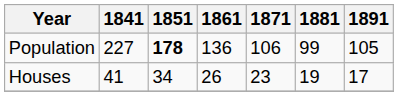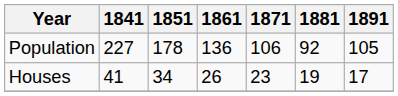(168, 47) bold -> (168, 47) normal
(309, 47) 99 -> (309, 47) 92
